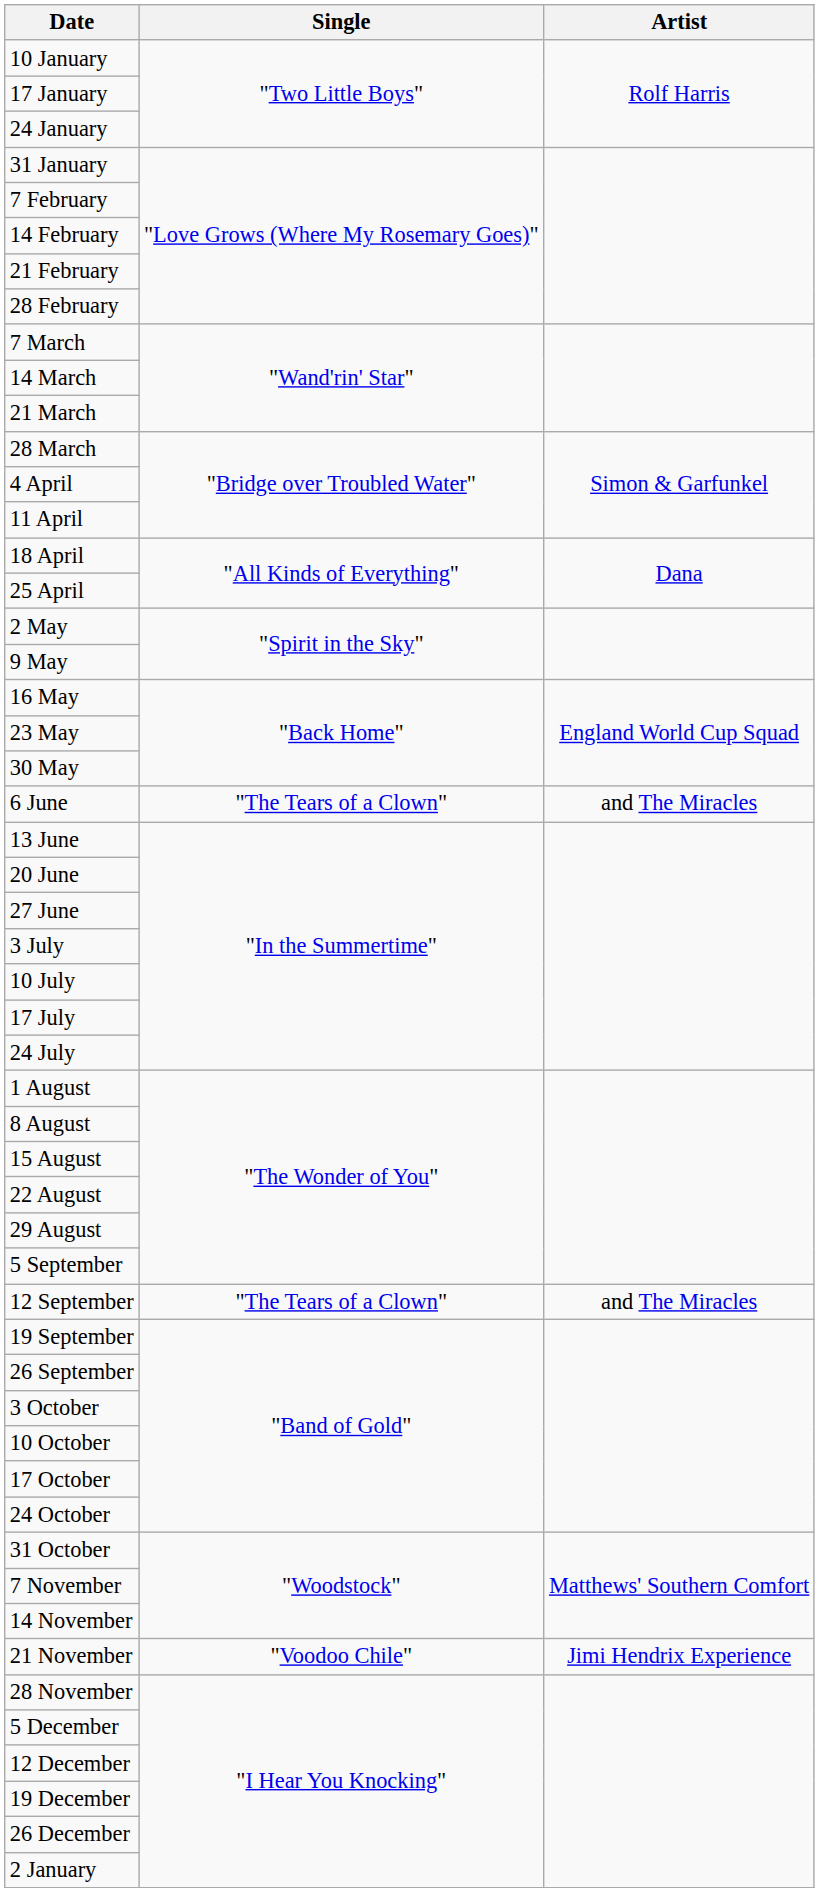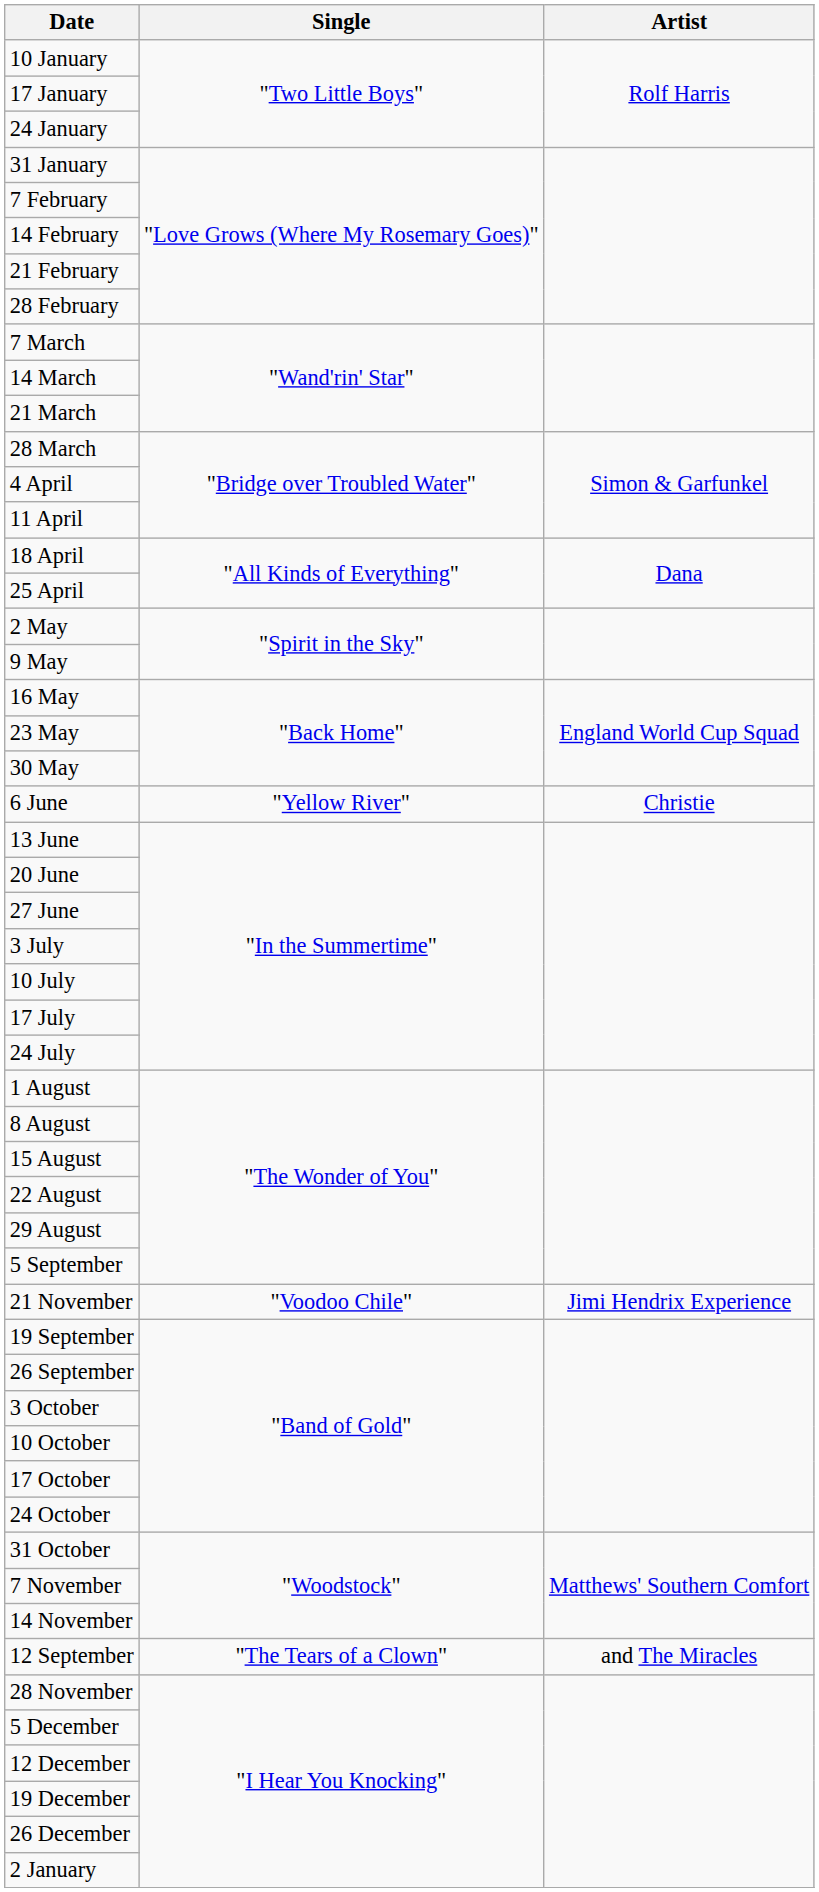(341, 803) "The Tears of a Clown" -> (341, 803) "Yellow River"
(679, 803) and The Miracles -> (679, 803) Christie
rows swapped: (72, 1301) <-> (71, 1656)
